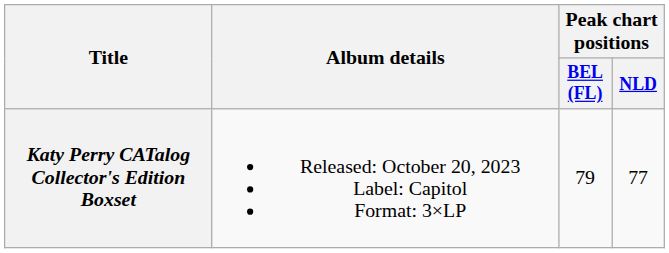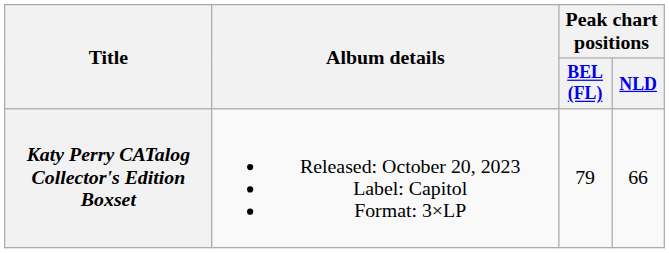(638, 177) 77 -> (638, 177) 66
